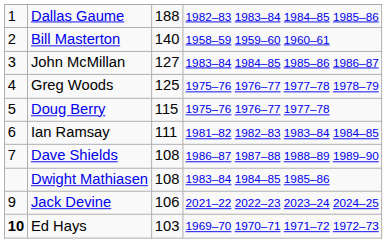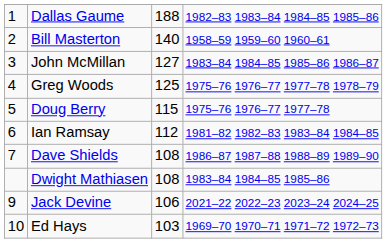(166, 132) 111 -> (167, 132) 112
(16, 226) bold -> (16, 226) normal
